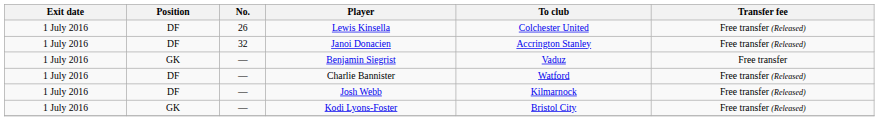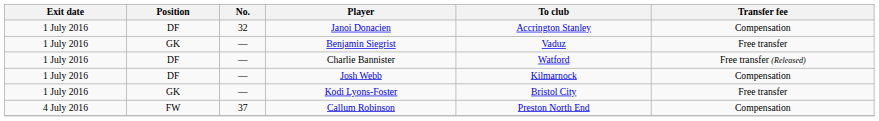- row: (361, 27)
(763, 43) Free transfer (Released) -> (763, 27) Compensation
(763, 91) Free transfer (Released) -> (763, 75) Compensation
(763, 107) Free transfer (Released) -> (763, 91) Free transfer
+ row: (361, 107)
